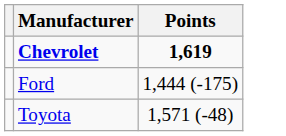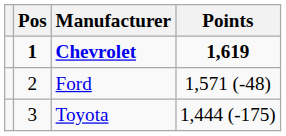+ column: (32, 20)
(190, 83) 1,444 (-175) -> (228, 83) 1,571 (-48)
(190, 115) 1,571 (-48) -> (228, 115) 1,444 (-175)
